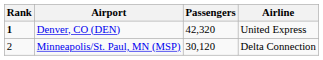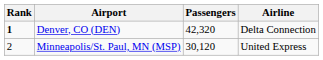(273, 30) United Express -> (278, 30) Delta Connection
(278, 47) Delta Connection -> (273, 47) United Express
